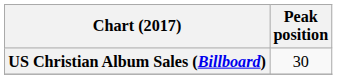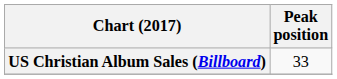(301, 61) 30 -> (301, 61) 33
